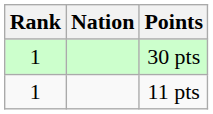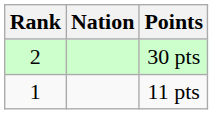(35, 56) 1 -> (35, 56) 2
